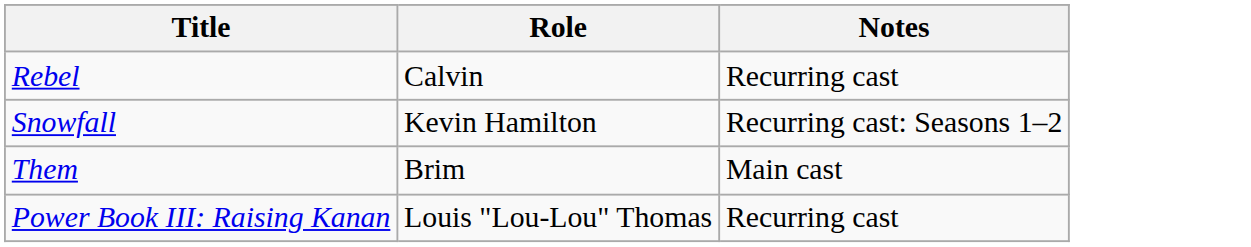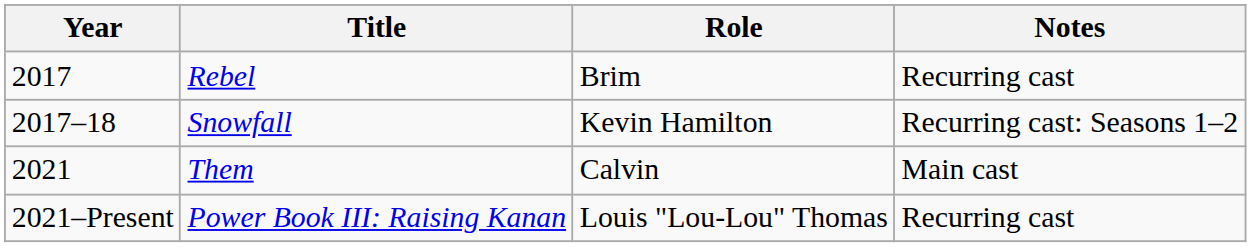+ column: (93, 28)
(444, 75) Calvin -> (610, 75) Brim
(435, 169) Brim -> (620, 169) Calvin
